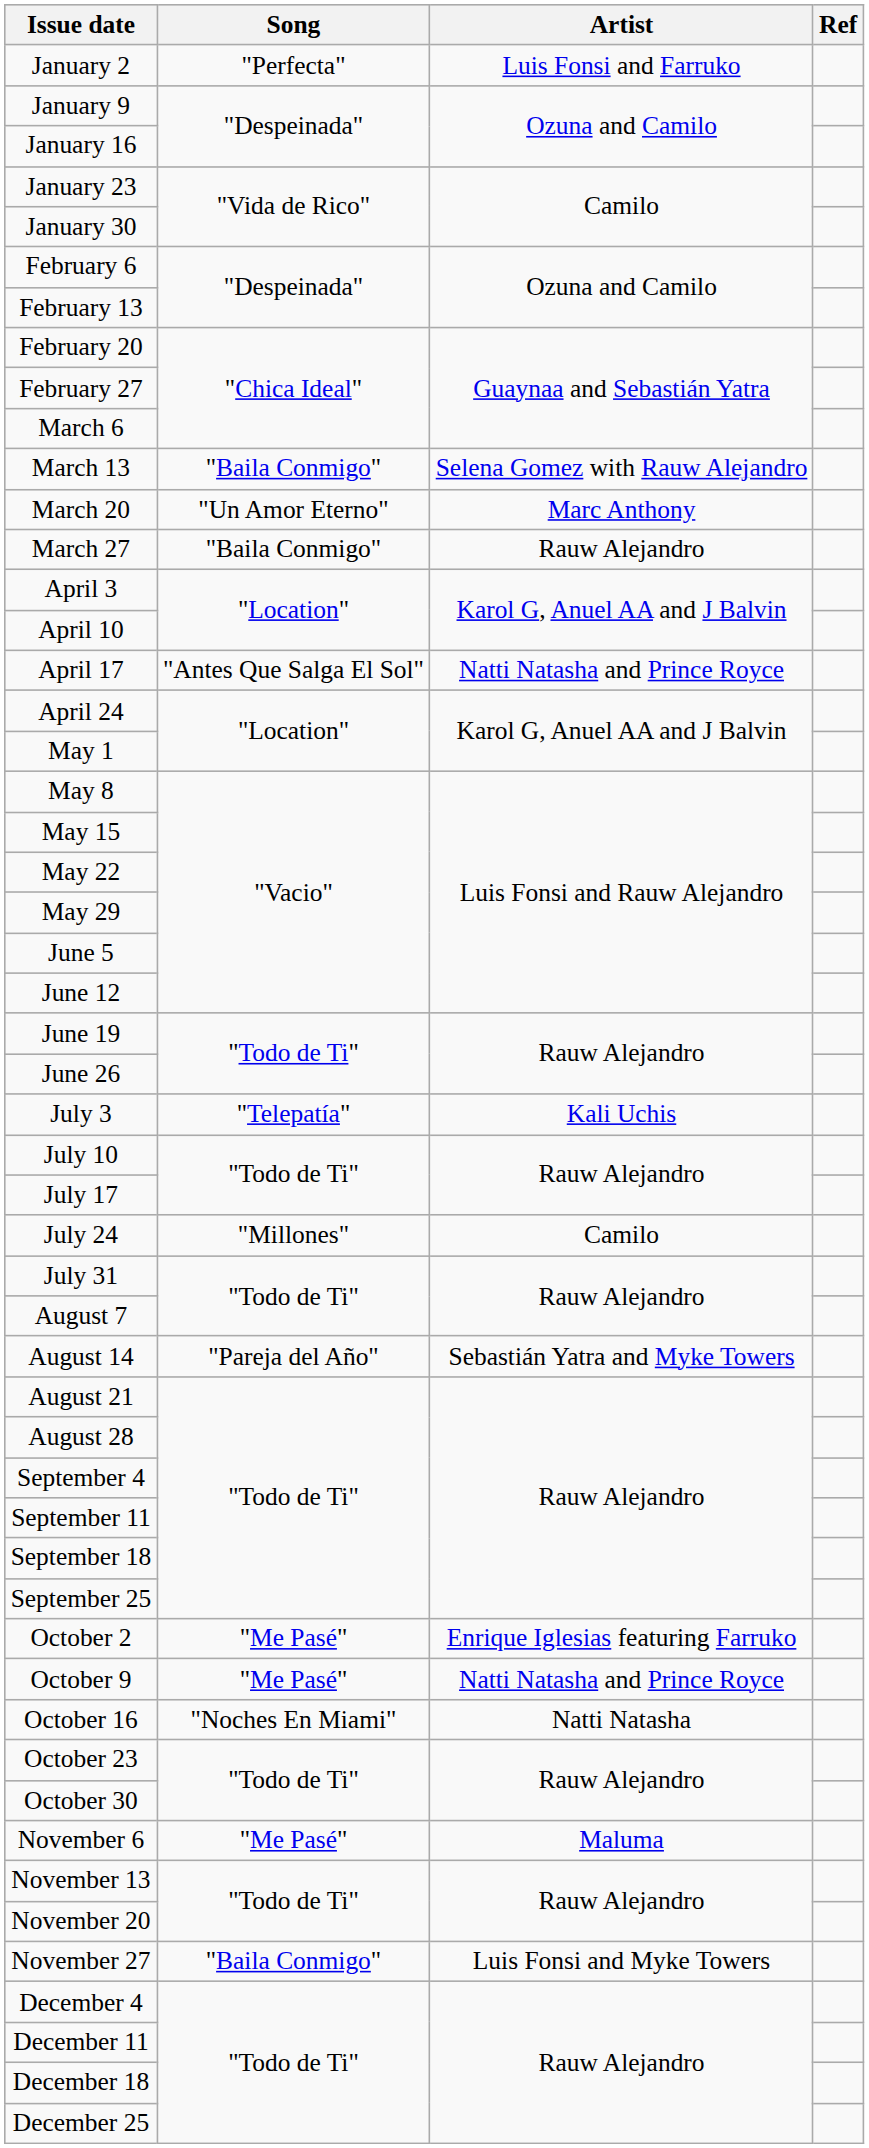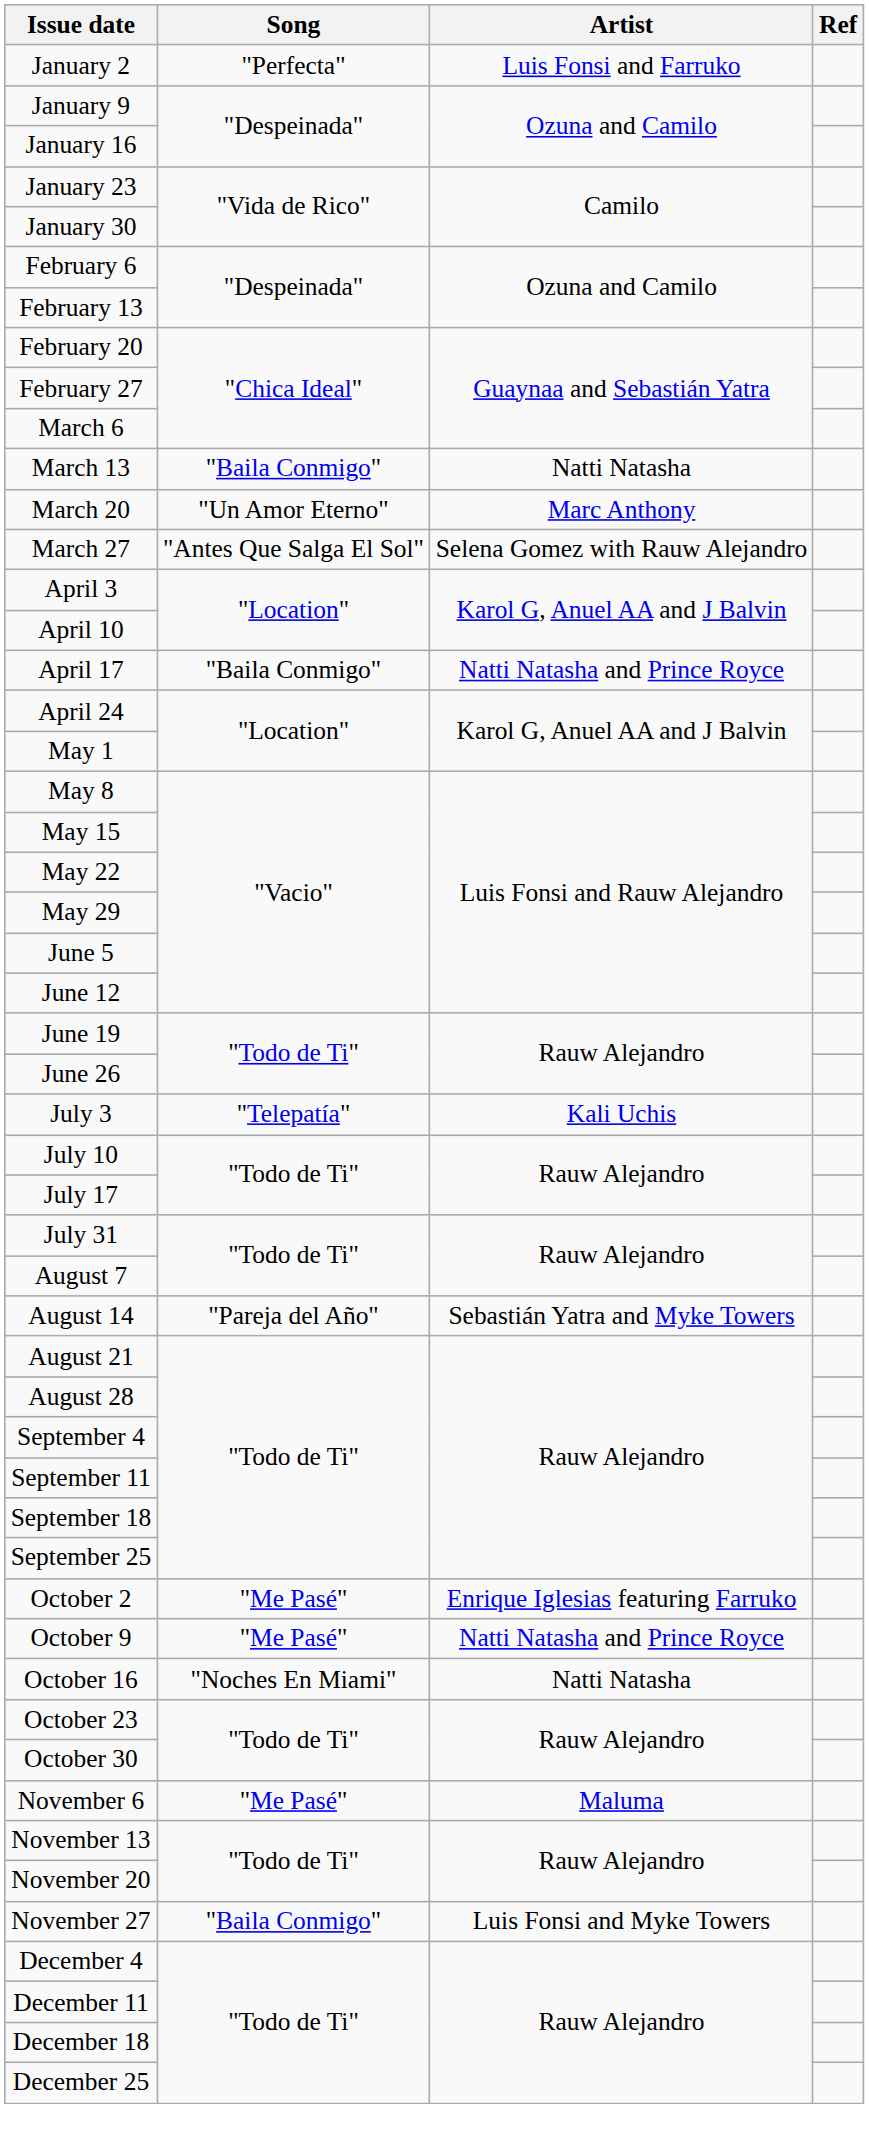(622, 468) Selena Gomez with Rauw Alejandro -> (622, 468) Natti Natasha
(293, 549) "Baila Conmigo" -> (293, 549) "Antes Que Salga El Sol"
(622, 549) Rauw Alejandro -> (622, 549) Selena Gomez with Rauw Alejandro
(293, 670) "Antes Que Salga El Sol" -> (293, 670) "Baila Conmigo"
- row: (81, 1235)
